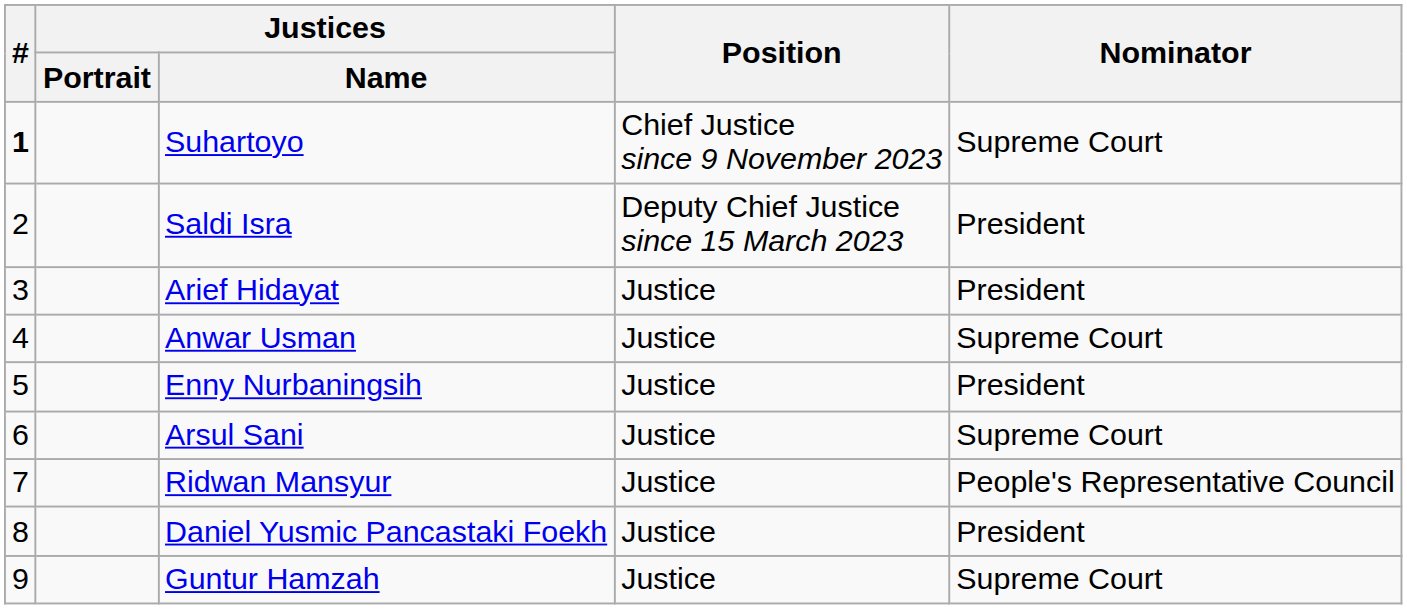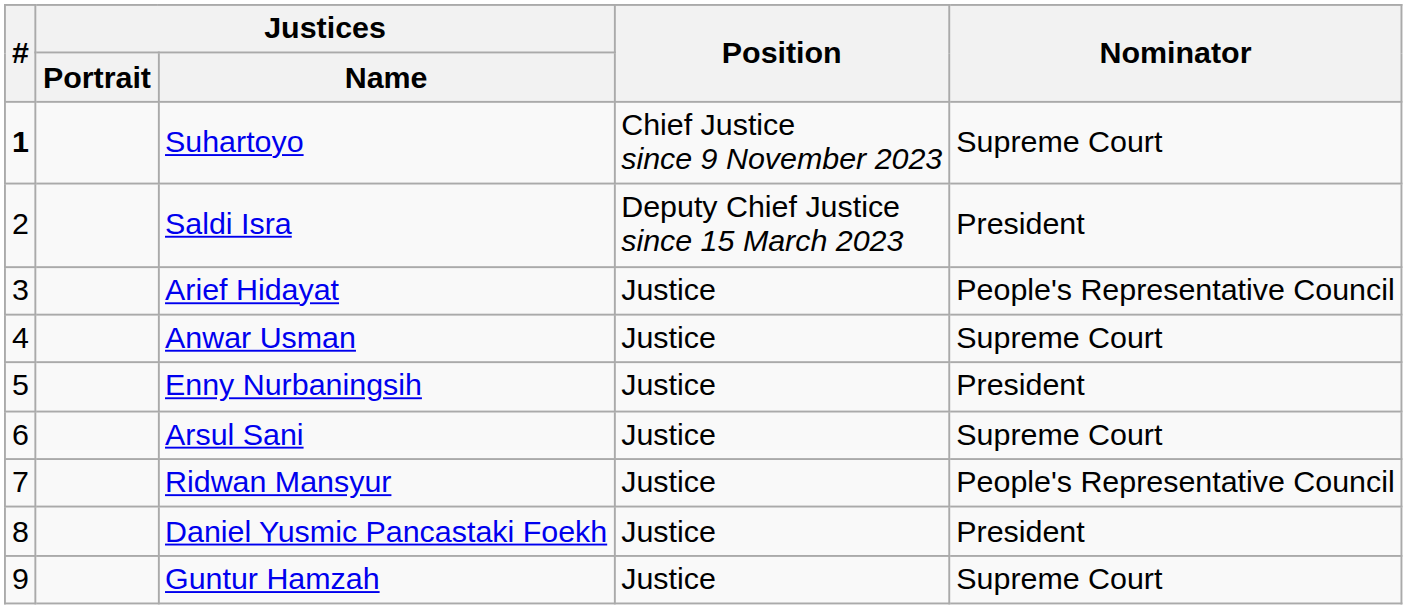(1020, 289) President -> (1175, 289) People's Representative Council
